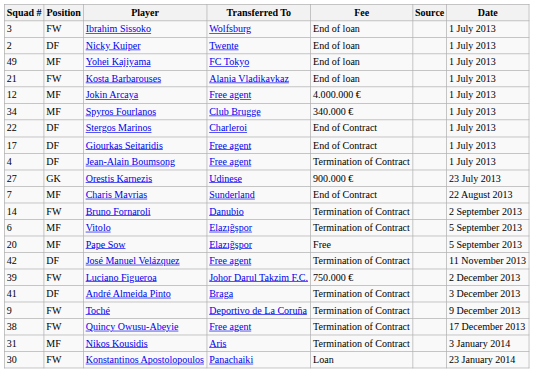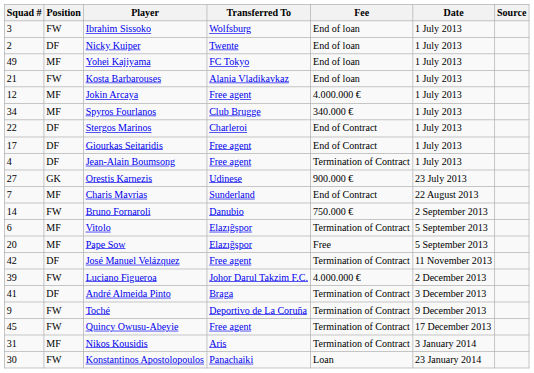columns swapped: (488, 12) <-> (430, 12)
(361, 211) Termination of Contract -> (333, 211) 750.000 €
(333, 277) 750.000 € -> (337, 277) 4.000.000 €
(12, 327) 38 -> (12, 327) 45
